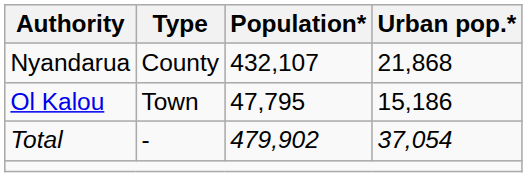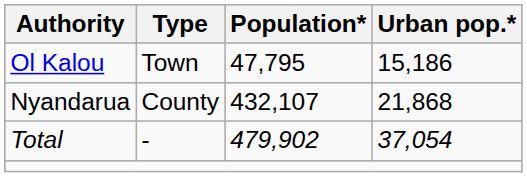rows swapped: (57, 101) <-> (70, 62)
